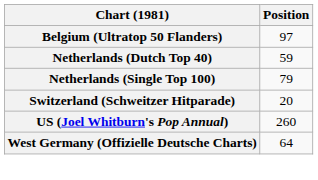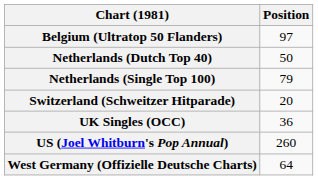(286, 57) 59 -> (286, 57) 50
+ row: (132, 121)
